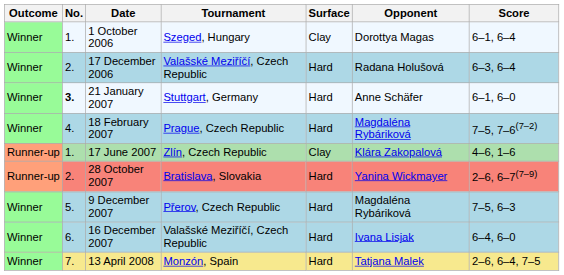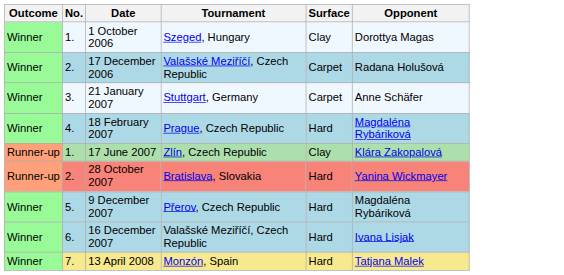- column: (514, 13)
(321, 67) Hard -> (325, 67) Carpet
(70, 98) bold -> (70, 98) normal
(321, 98) Hard -> (325, 98) Carpet
